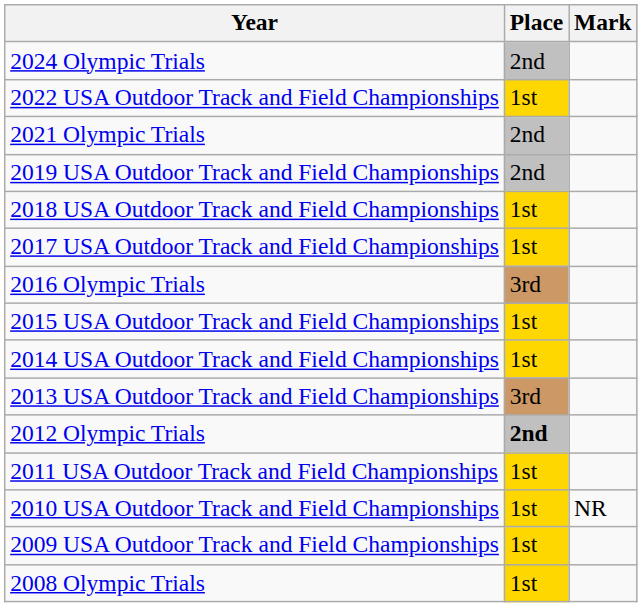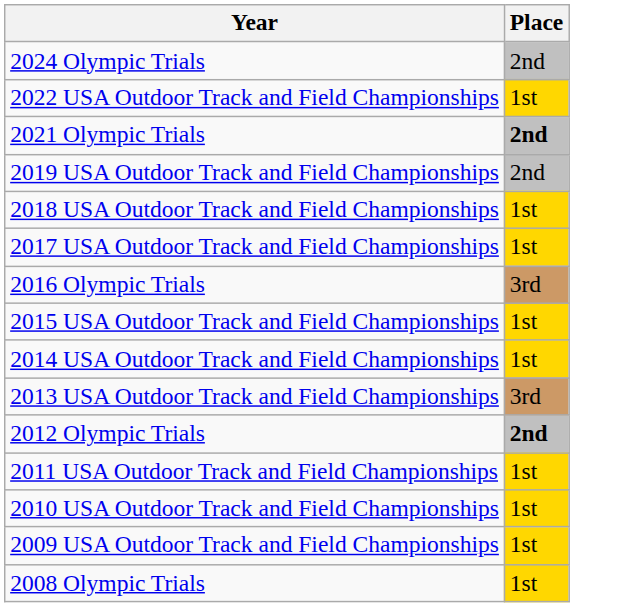- column: (603, 23)
(527, 135) normal -> (529, 135) bold
